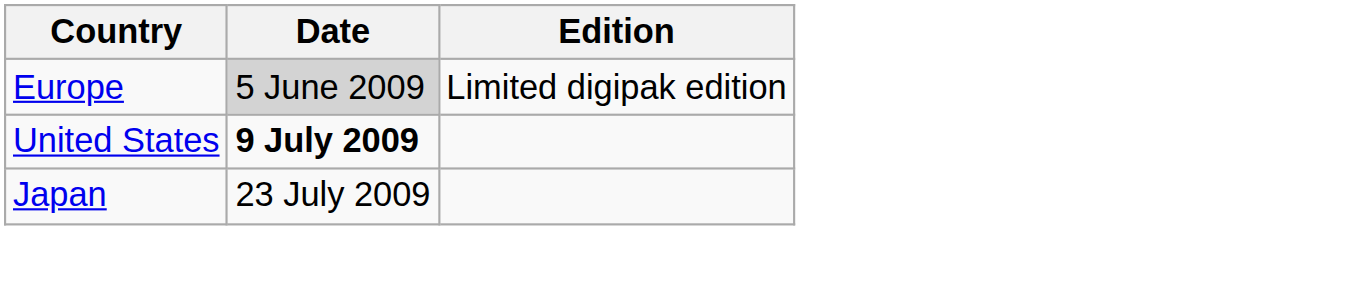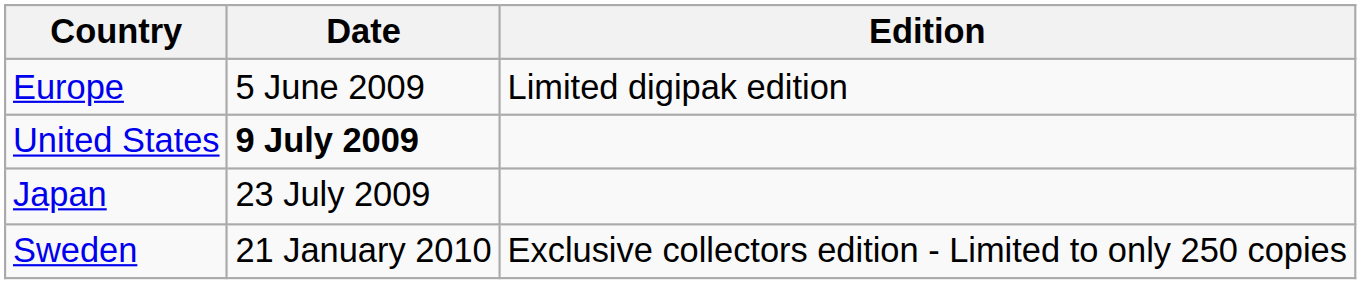(330, 86) lightgrey background -> (330, 86) no background
+ row: (75, 250)
